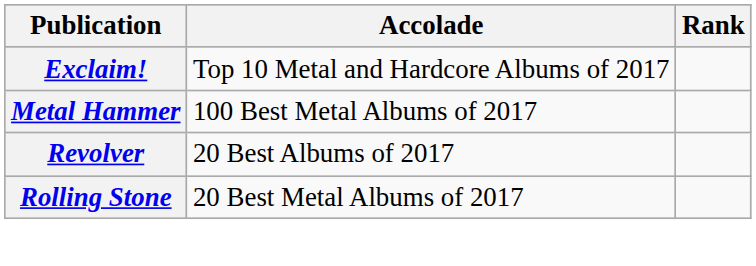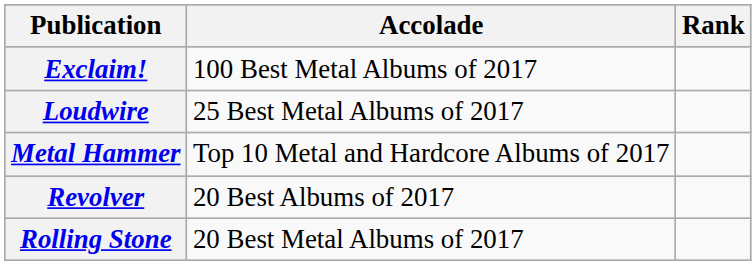(431, 68) Top 10 Metal and Hardcore Albums of 2017 -> (365, 68) 100 Best Metal Albums of 2017
+ row: (96, 111)
(365, 111) 100 Best Metal Albums of 2017 -> (431, 153) Top 10 Metal and Hardcore Albums of 2017
